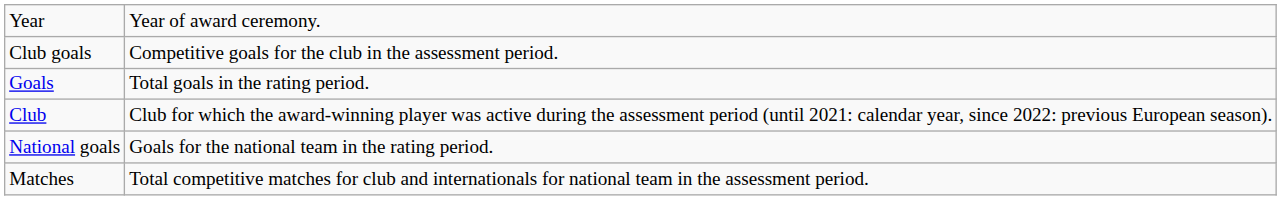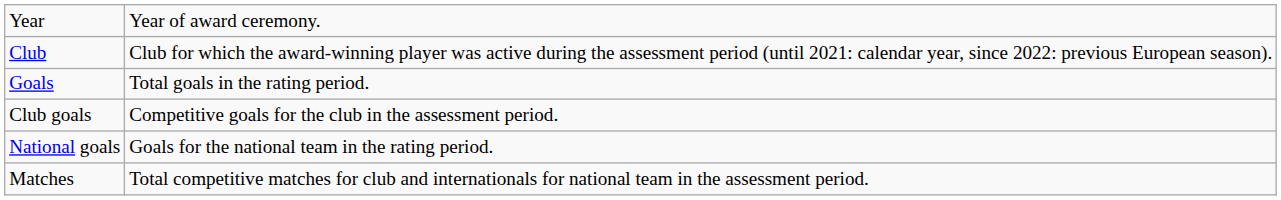rows swapped: (28, 115) <-> (50, 52)
